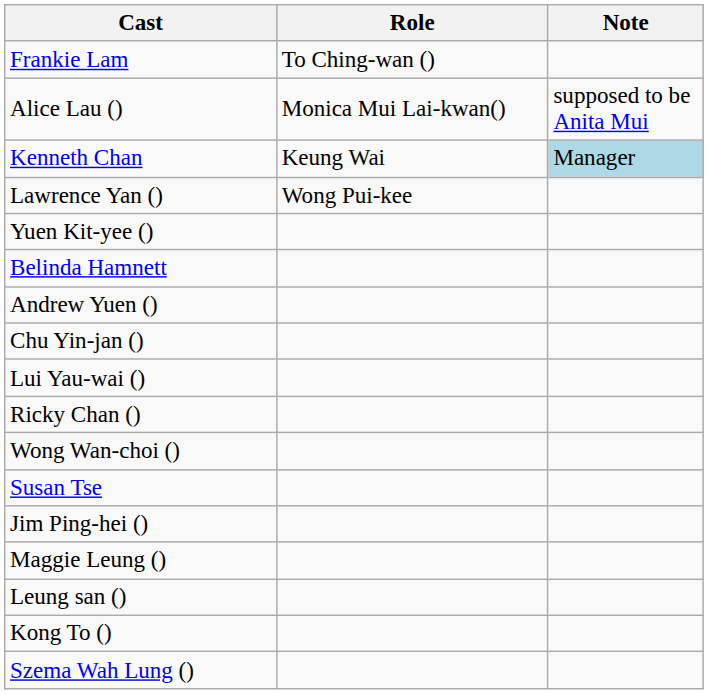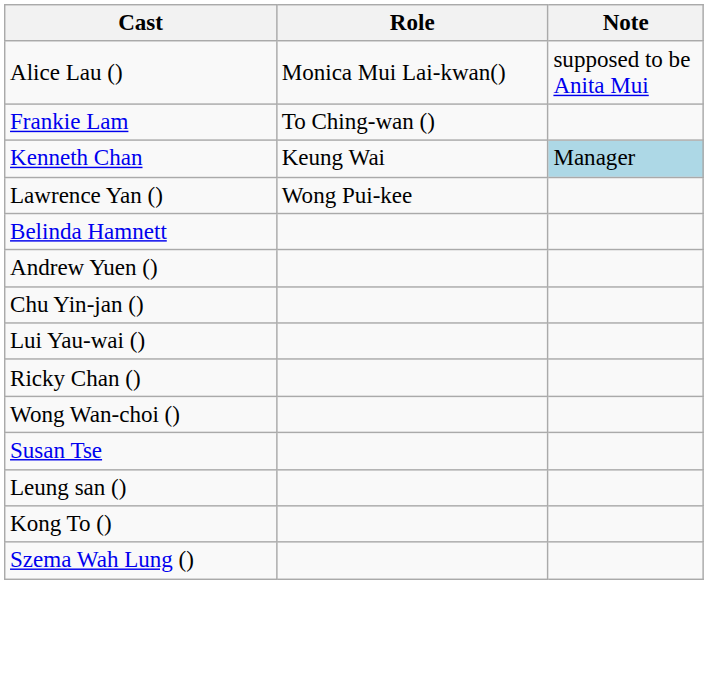rows swapped: (66, 108) <-> (69, 59)
- row: (82, 231)
- row: (79, 523)
- row: (88, 560)
